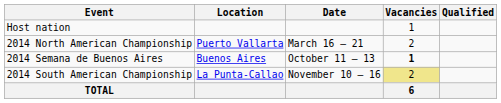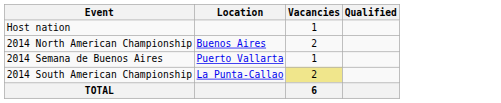- column: (334, 12)
(240, 44) Puerto Vallarta -> (231, 44) Buenos Aires
(231, 59) Buenos Aires -> (240, 59) Puerto Vallarta
(411, 59) bold -> (314, 59) normal
